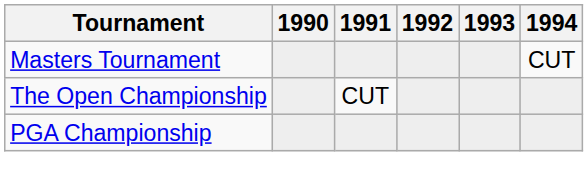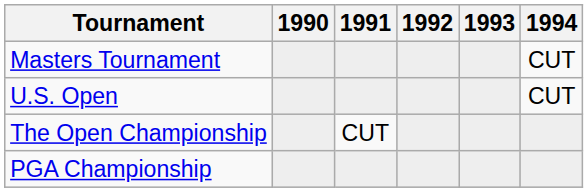+ row: (64, 96)
